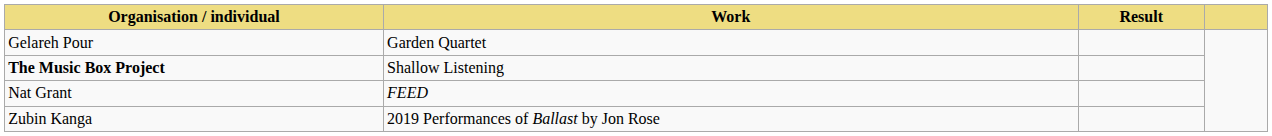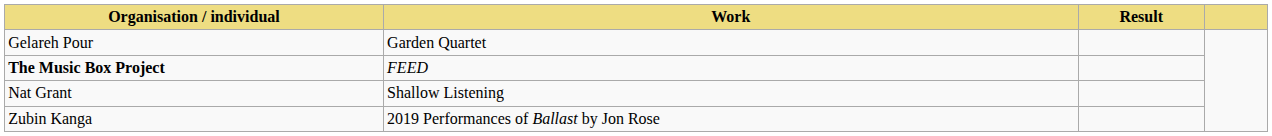(446, 67) Shallow Listening -> (408, 67) FEED
(408, 93) FEED -> (446, 93) Shallow Listening
